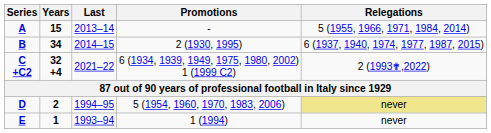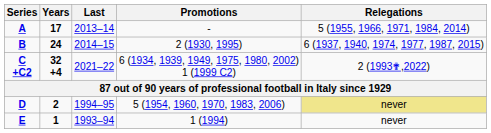(56, 29) 15 -> (56, 29) 17
(56, 45) 34 -> (56, 45) 24
